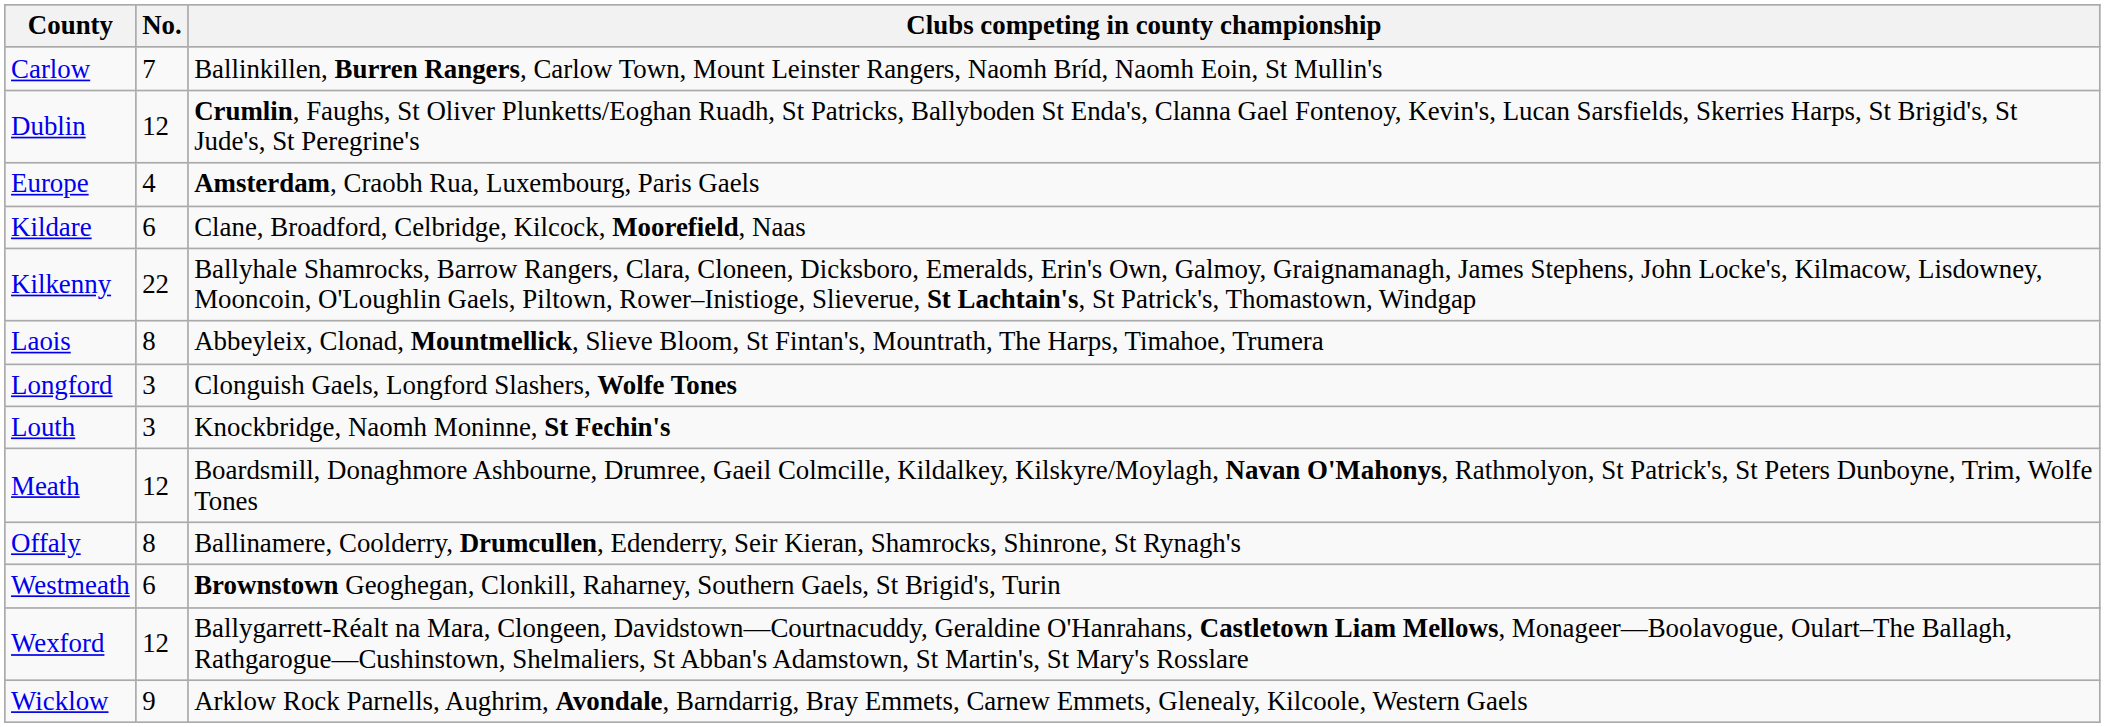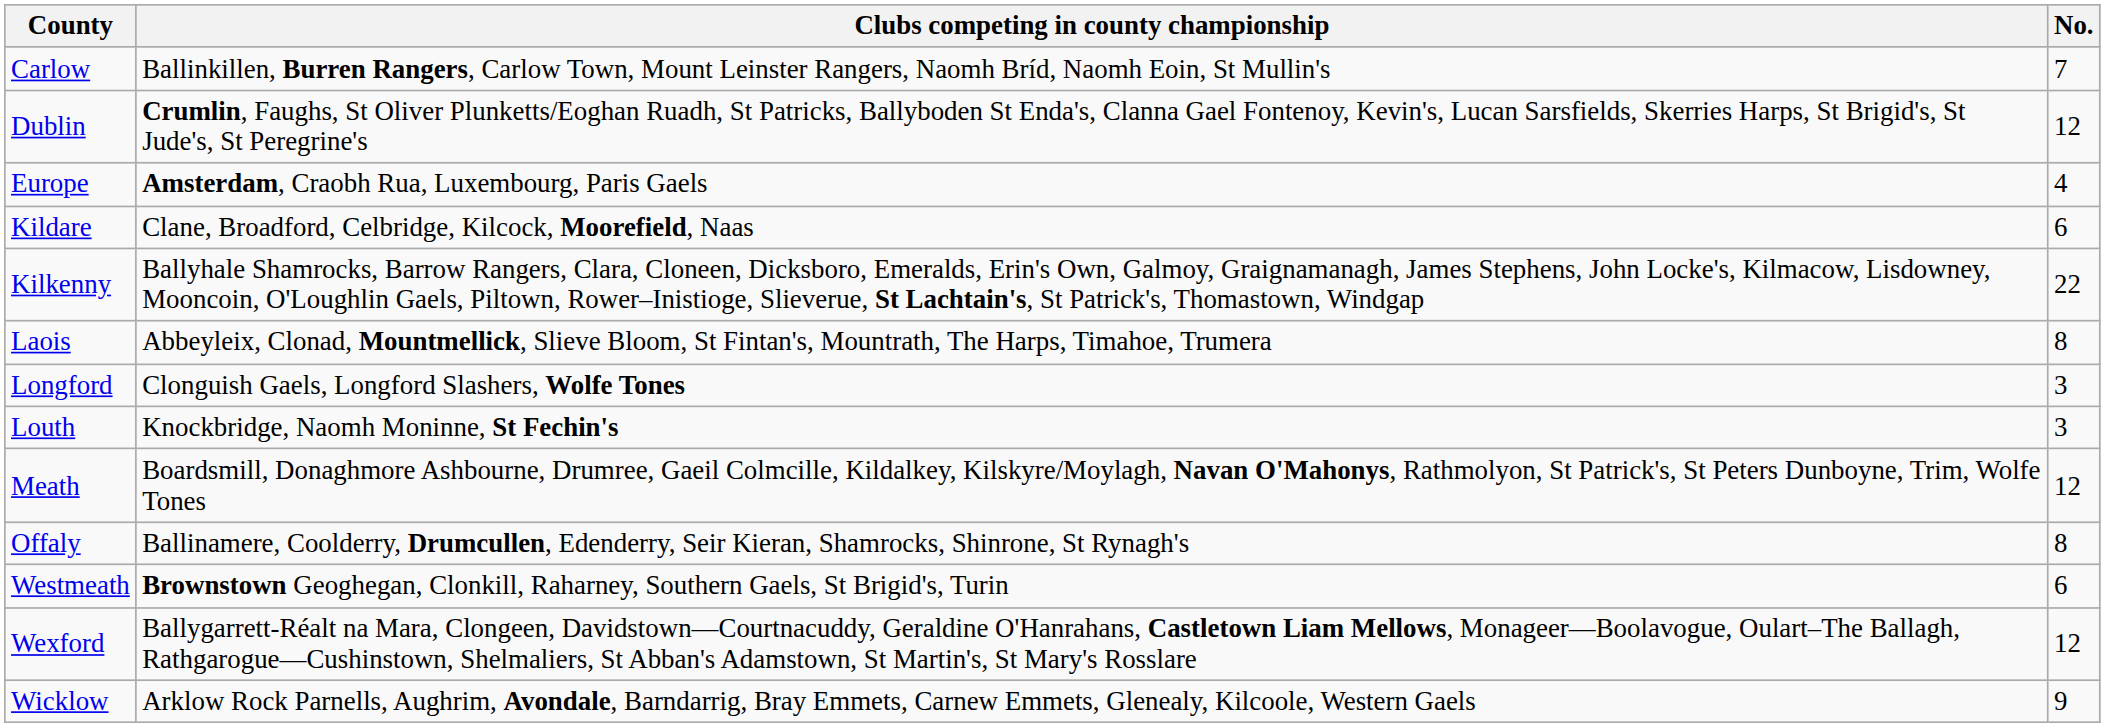columns swapped: (162, 25) <-> (1144, 25)
